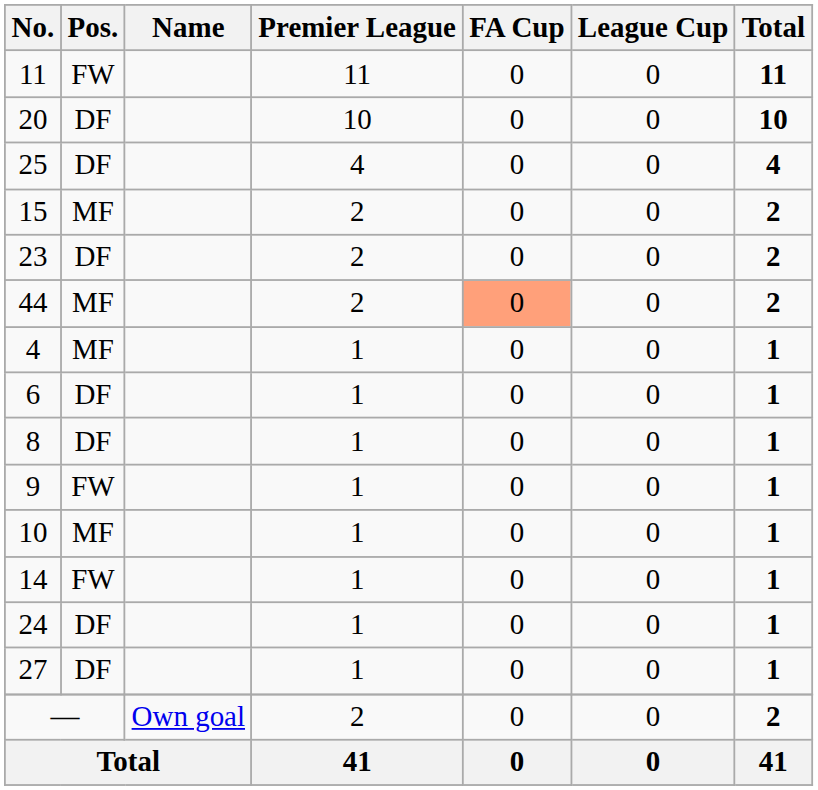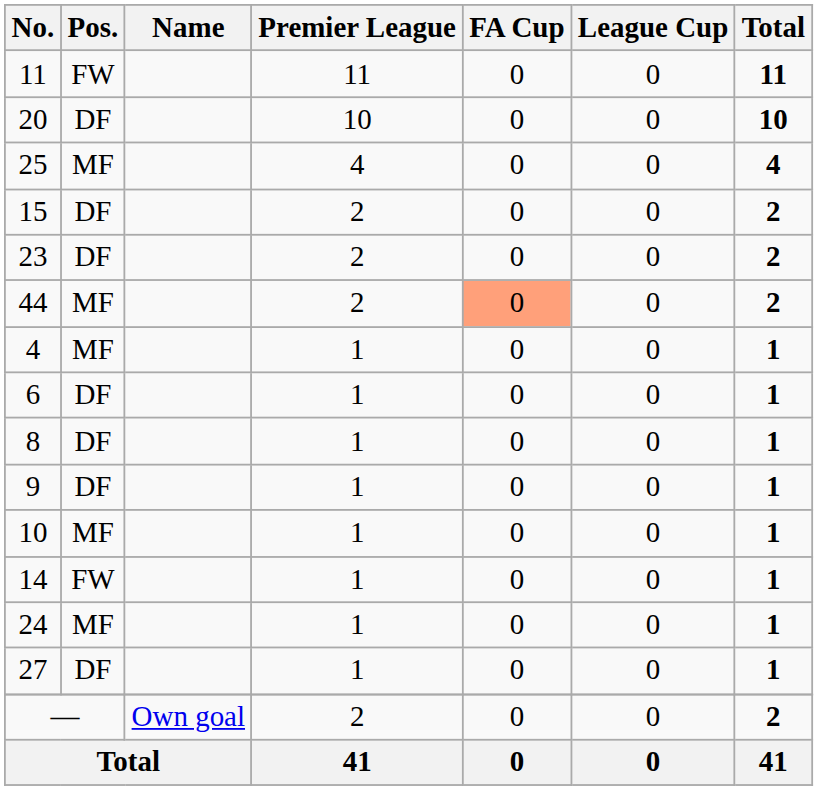(93, 165) DF -> (93, 165) MF
(93, 211) MF -> (93, 211) DF
(93, 486) FW -> (93, 486) DF
(93, 624) DF -> (93, 624) MF
